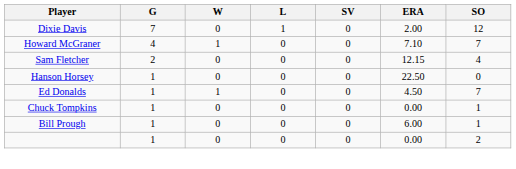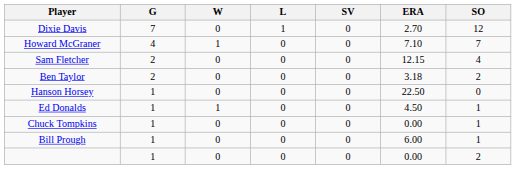(413, 28) 2.00 -> (413, 28) 2.70
+ row: (62, 76)
(478, 92) 7 -> (478, 108) 1
